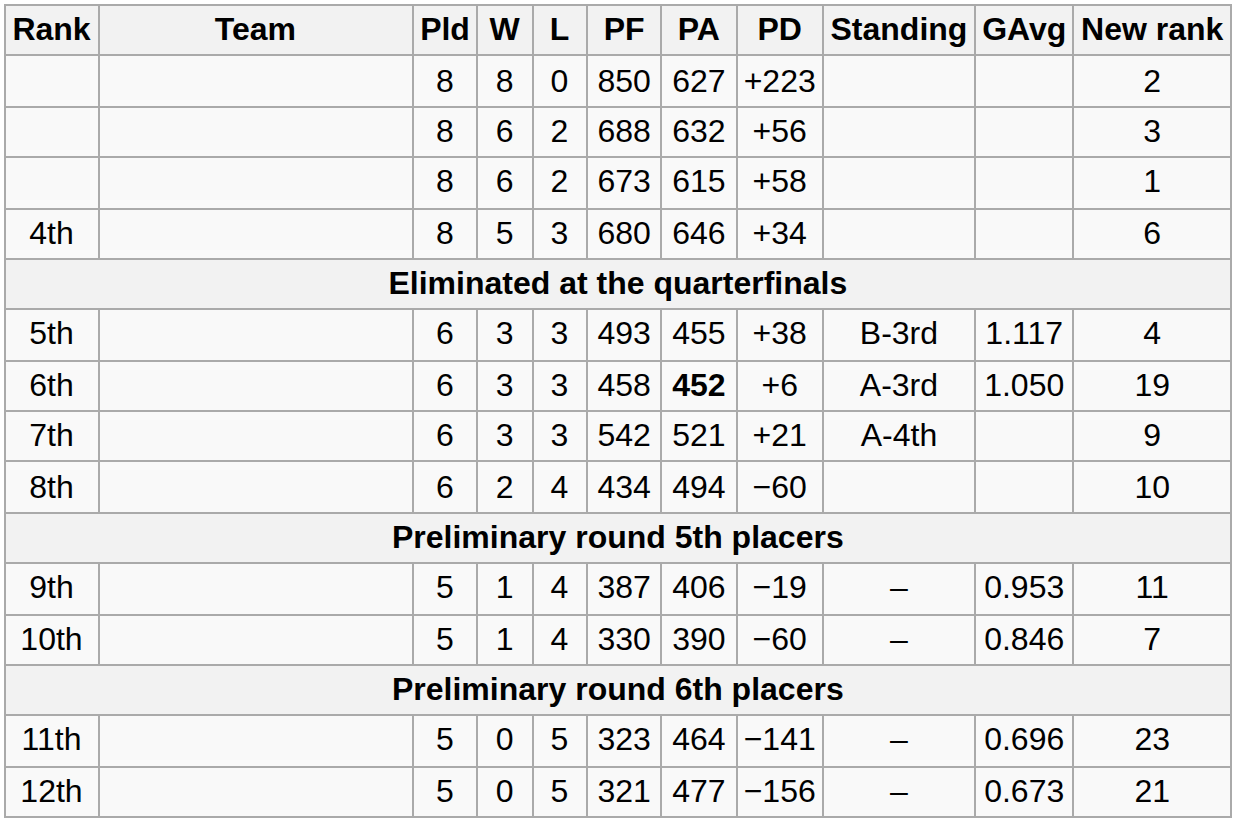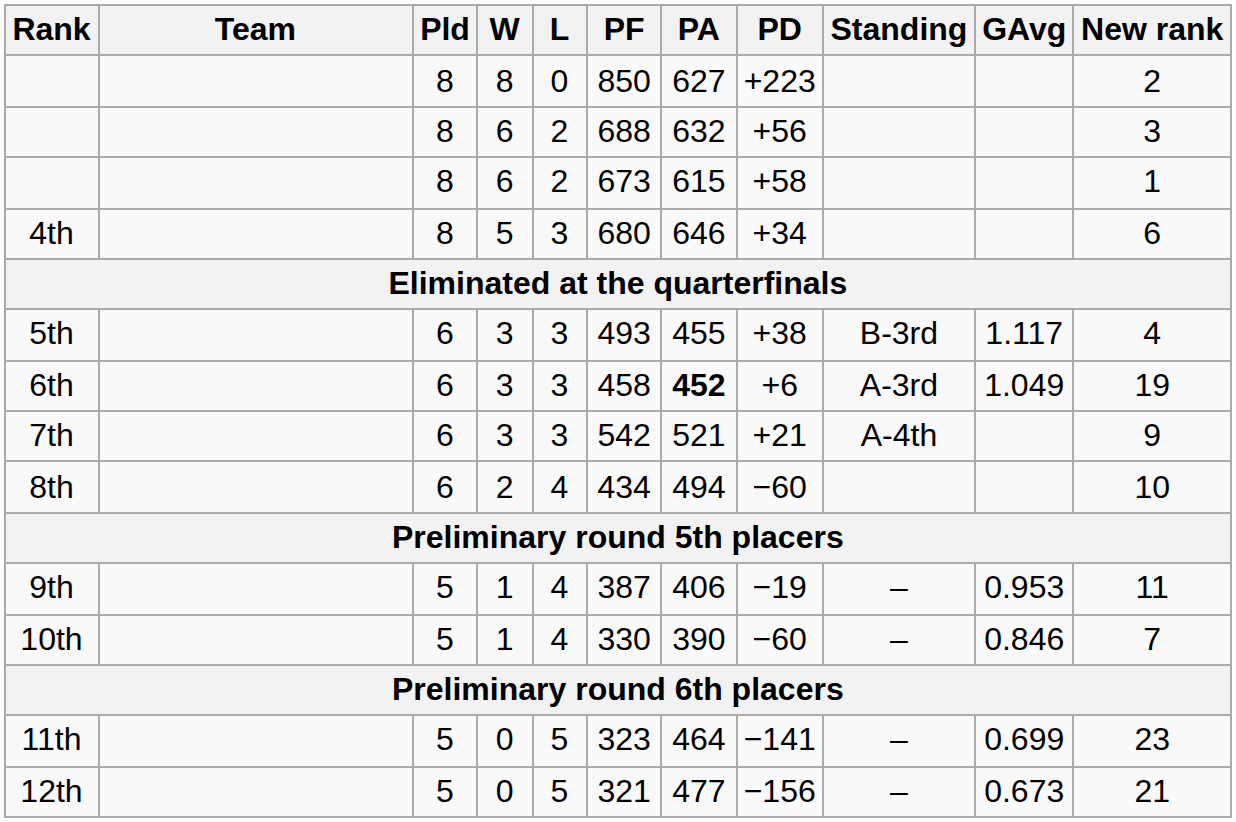(1024, 385) 1.050 -> (1024, 385) 1.049
(1024, 740) 0.696 -> (1024, 740) 0.699
